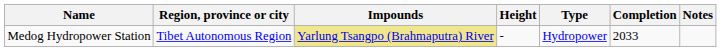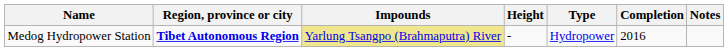(224, 36) normal -> (228, 36) bold
(626, 36) 2033 -> (633, 36) 2016
